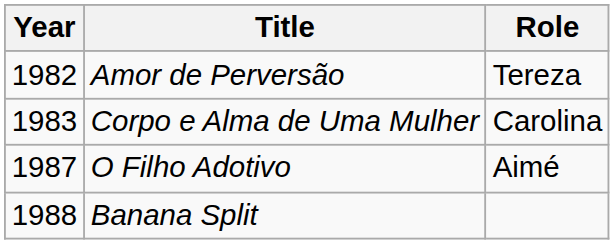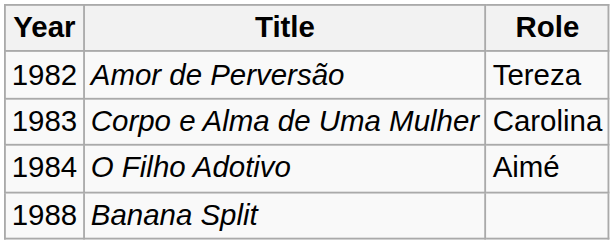(44, 167) 1987 -> (44, 167) 1984
